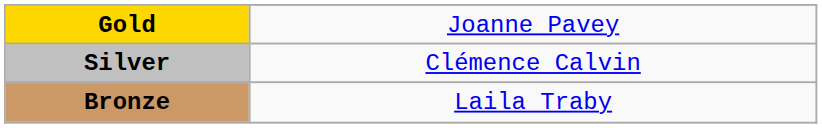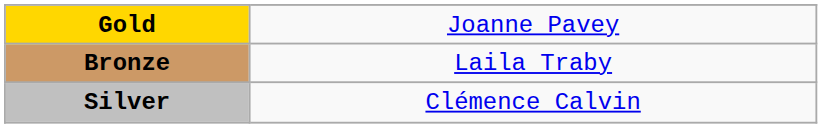rows swapped: (127, 63) <-> (127, 102)
